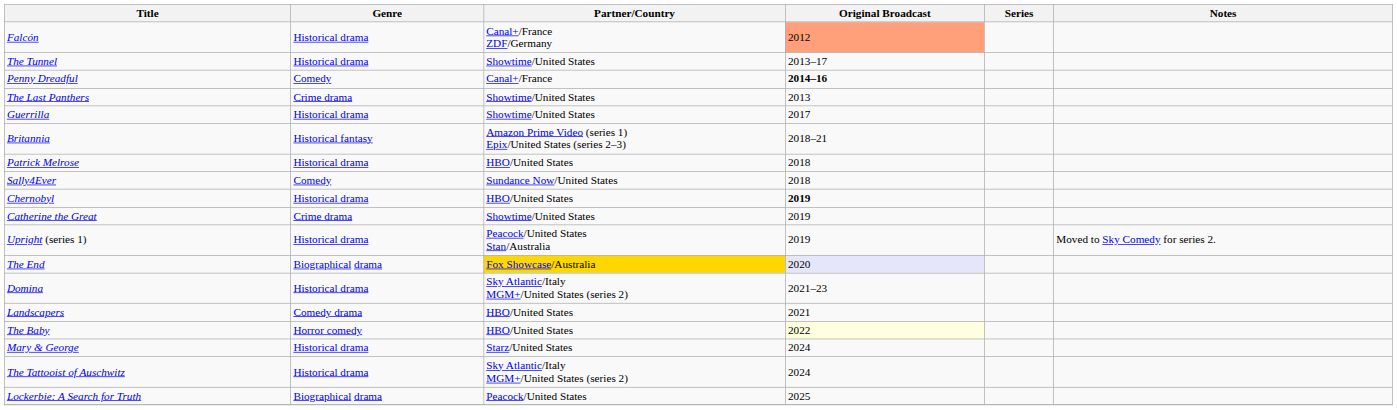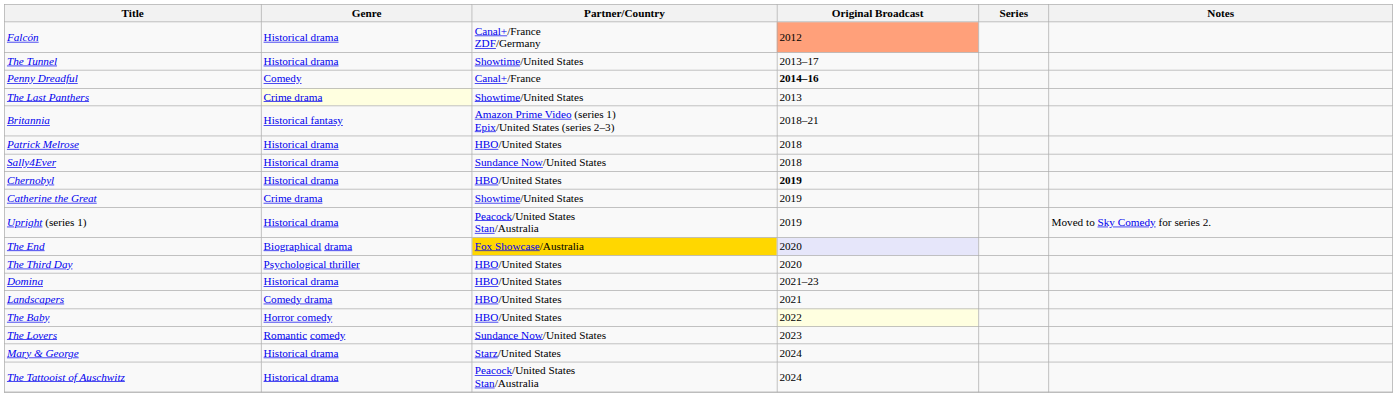(323, 97) no background -> (293, 97) lightyellow background
- row: (28, 114)
(312, 180) Comedy -> (301, 162) Historical drama
+ row: (40, 264)
(557, 288) Sky Atlantic/Italy MGM+/United States (series 2) -> (518, 282) HBO/United States
+ row: (32, 335)
(557, 372) Sky Atlantic/Italy MGM+/United States (series 2) -> (525, 377) Peacock/United States Stan/Australia
- row: (74, 396)
